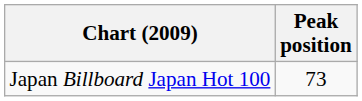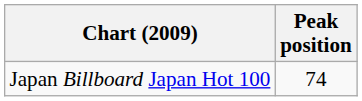(316, 78) 73 -> (316, 78) 74
